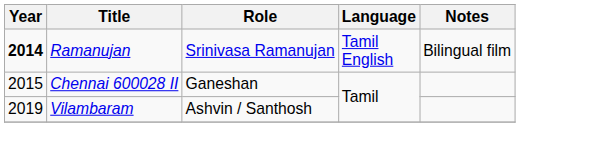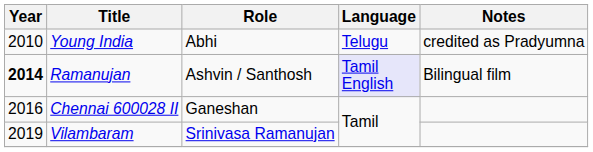+ row: (92, 41)
(260, 50) Srinivasa Ramanujan -> (249, 75) Ashvin / Santhosh
(368, 50) no background -> (368, 75) lavender background
(26, 84) 2015 -> (26, 109) 2016
(249, 109) Ashvin / Santhosh -> (260, 134) Srinivasa Ramanujan
